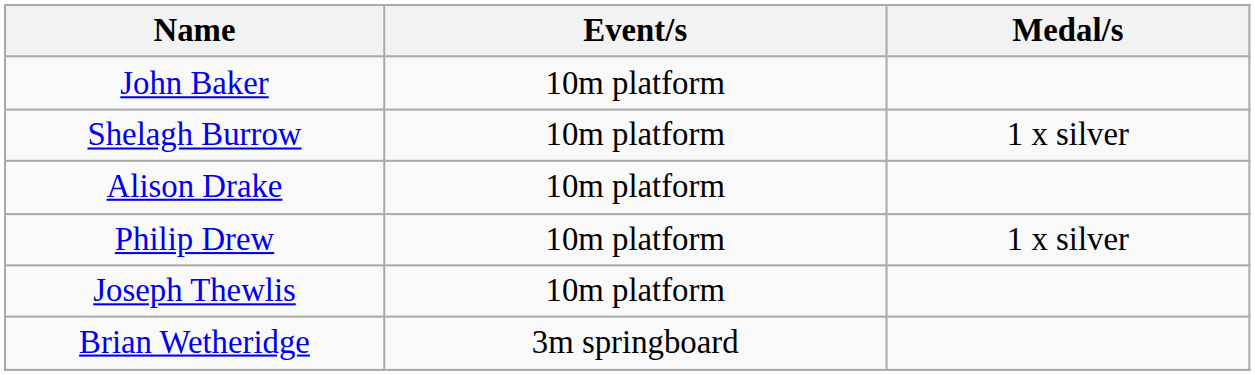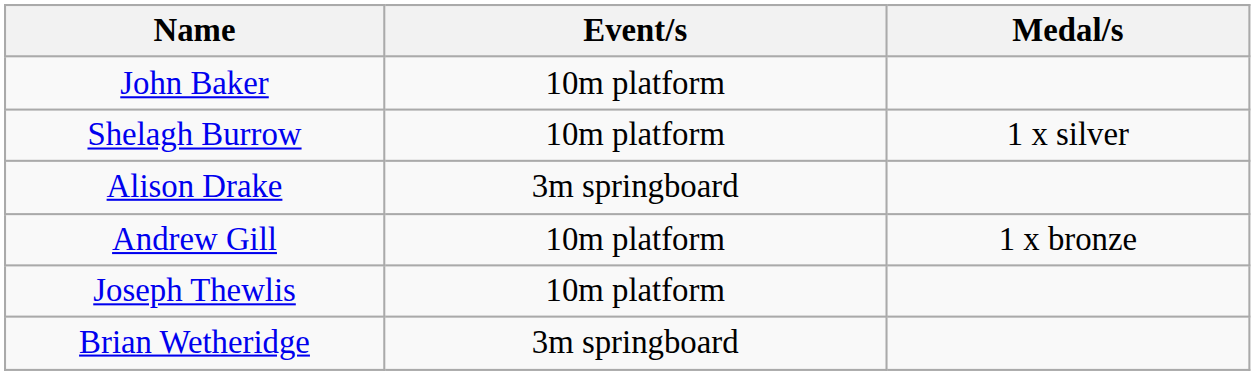(635, 186) 10m platform -> (635, 186) 3m springboard
- row: (195, 238)
+ row: (195, 238)
